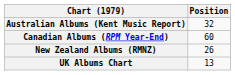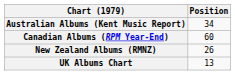(209, 24) 32 -> (209, 24) 34
